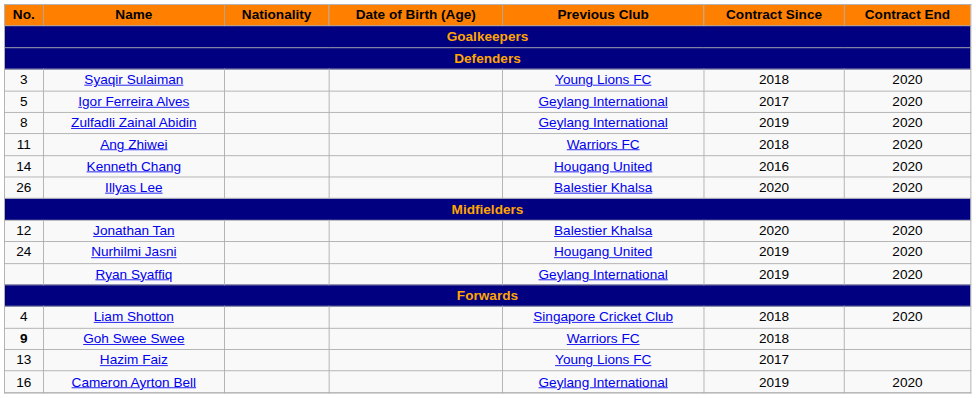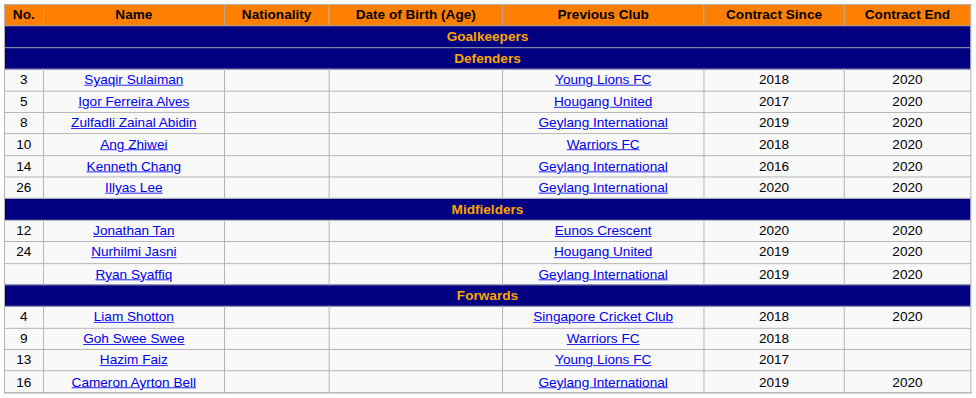(603, 101) Geylang International -> (603, 101) Hougang United
(24, 144) 11 -> (24, 144) 10
(603, 166) Hougang United -> (603, 166) Geylang International
(603, 187) Balestier Khalsa -> (603, 187) Geylang International
(603, 230) Balestier Khalsa -> (603, 230) Eunos Crescent
(24, 338) bold -> (24, 338) normal
